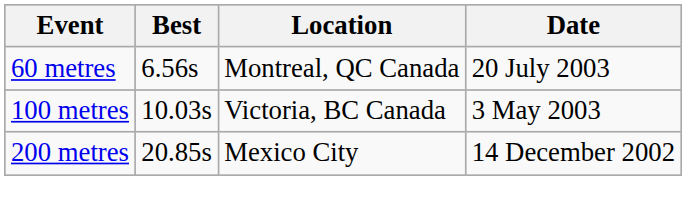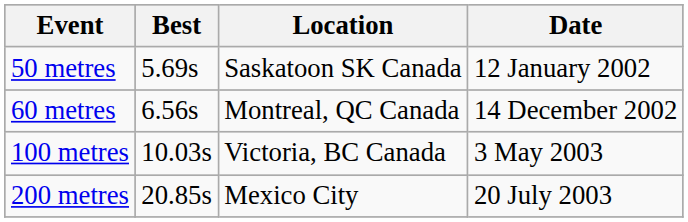+ row: (63, 68)
(541, 68) 20 July 2003 -> (576, 110) 14 December 2002
(573, 152) 14 December 2002 -> (543, 195) 20 July 2003
